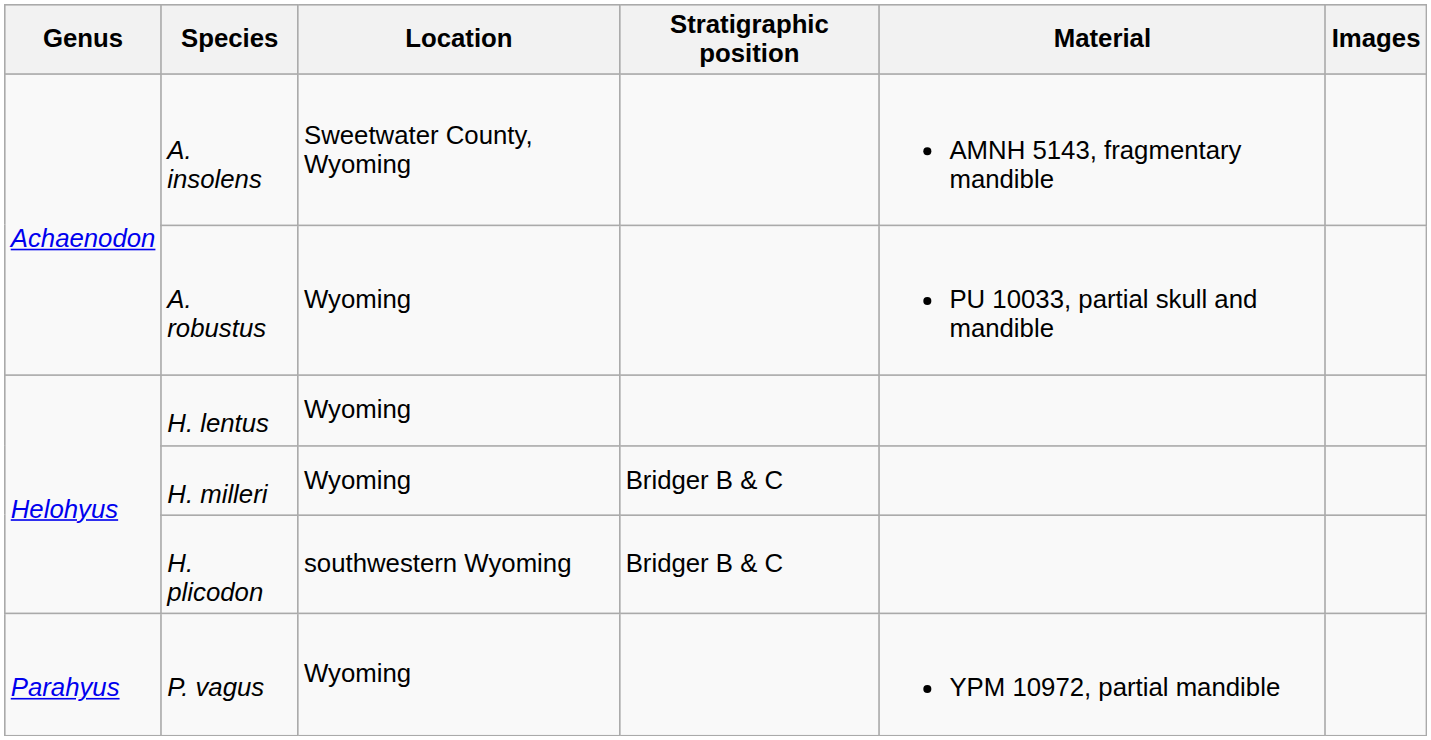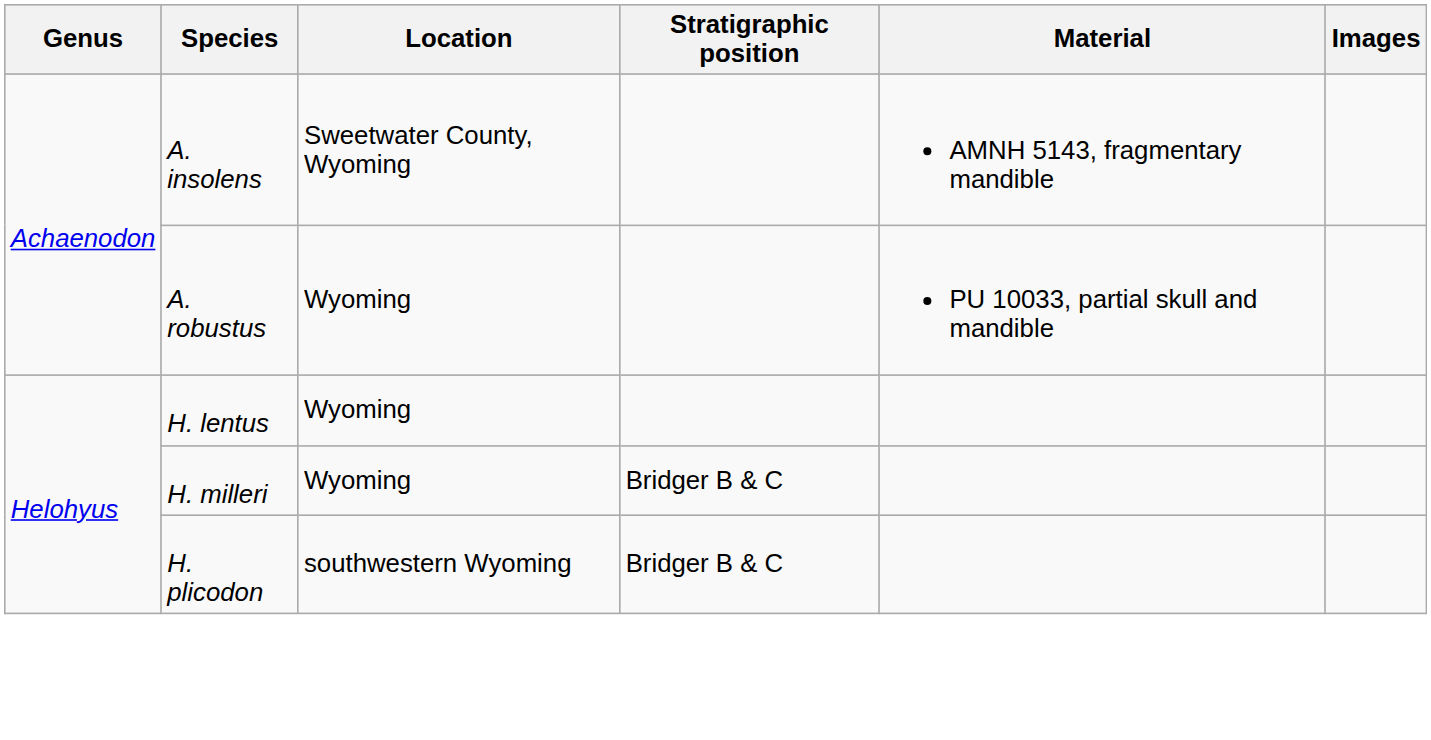- row: (216, 688)
